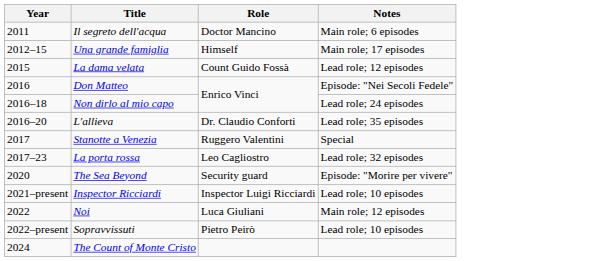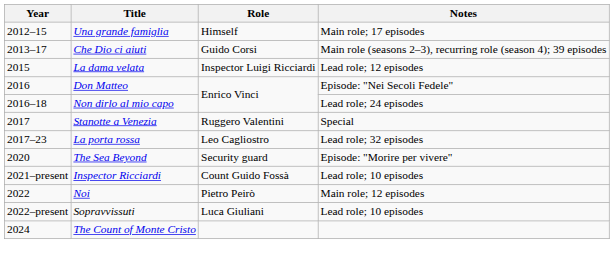- row: (120, 31)
+ row: (110, 49)
(245, 67) Count Guido Fossà -> (258, 67) Inspector Luigi Ricciardi
- row: (93, 121)
(258, 193) Inspector Luigi Ricciardi -> (245, 175) Count Guido Fossà
(232, 211) Luca Giuliani -> (228, 193) Pietro Peirò
(228, 229) Pietro Peirò -> (232, 211) Luca Giuliani
